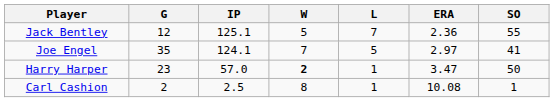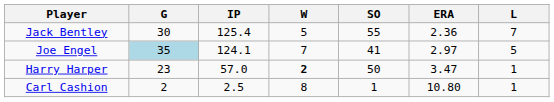columns swapped: (374, 14) <-> (514, 14)
(164, 32) 12 -> (164, 32) 30
(234, 32) 125.1 -> (234, 32) 125.4
(164, 51) no background -> (164, 51) lightblue background
(444, 87) 10.08 -> (444, 87) 10.80
